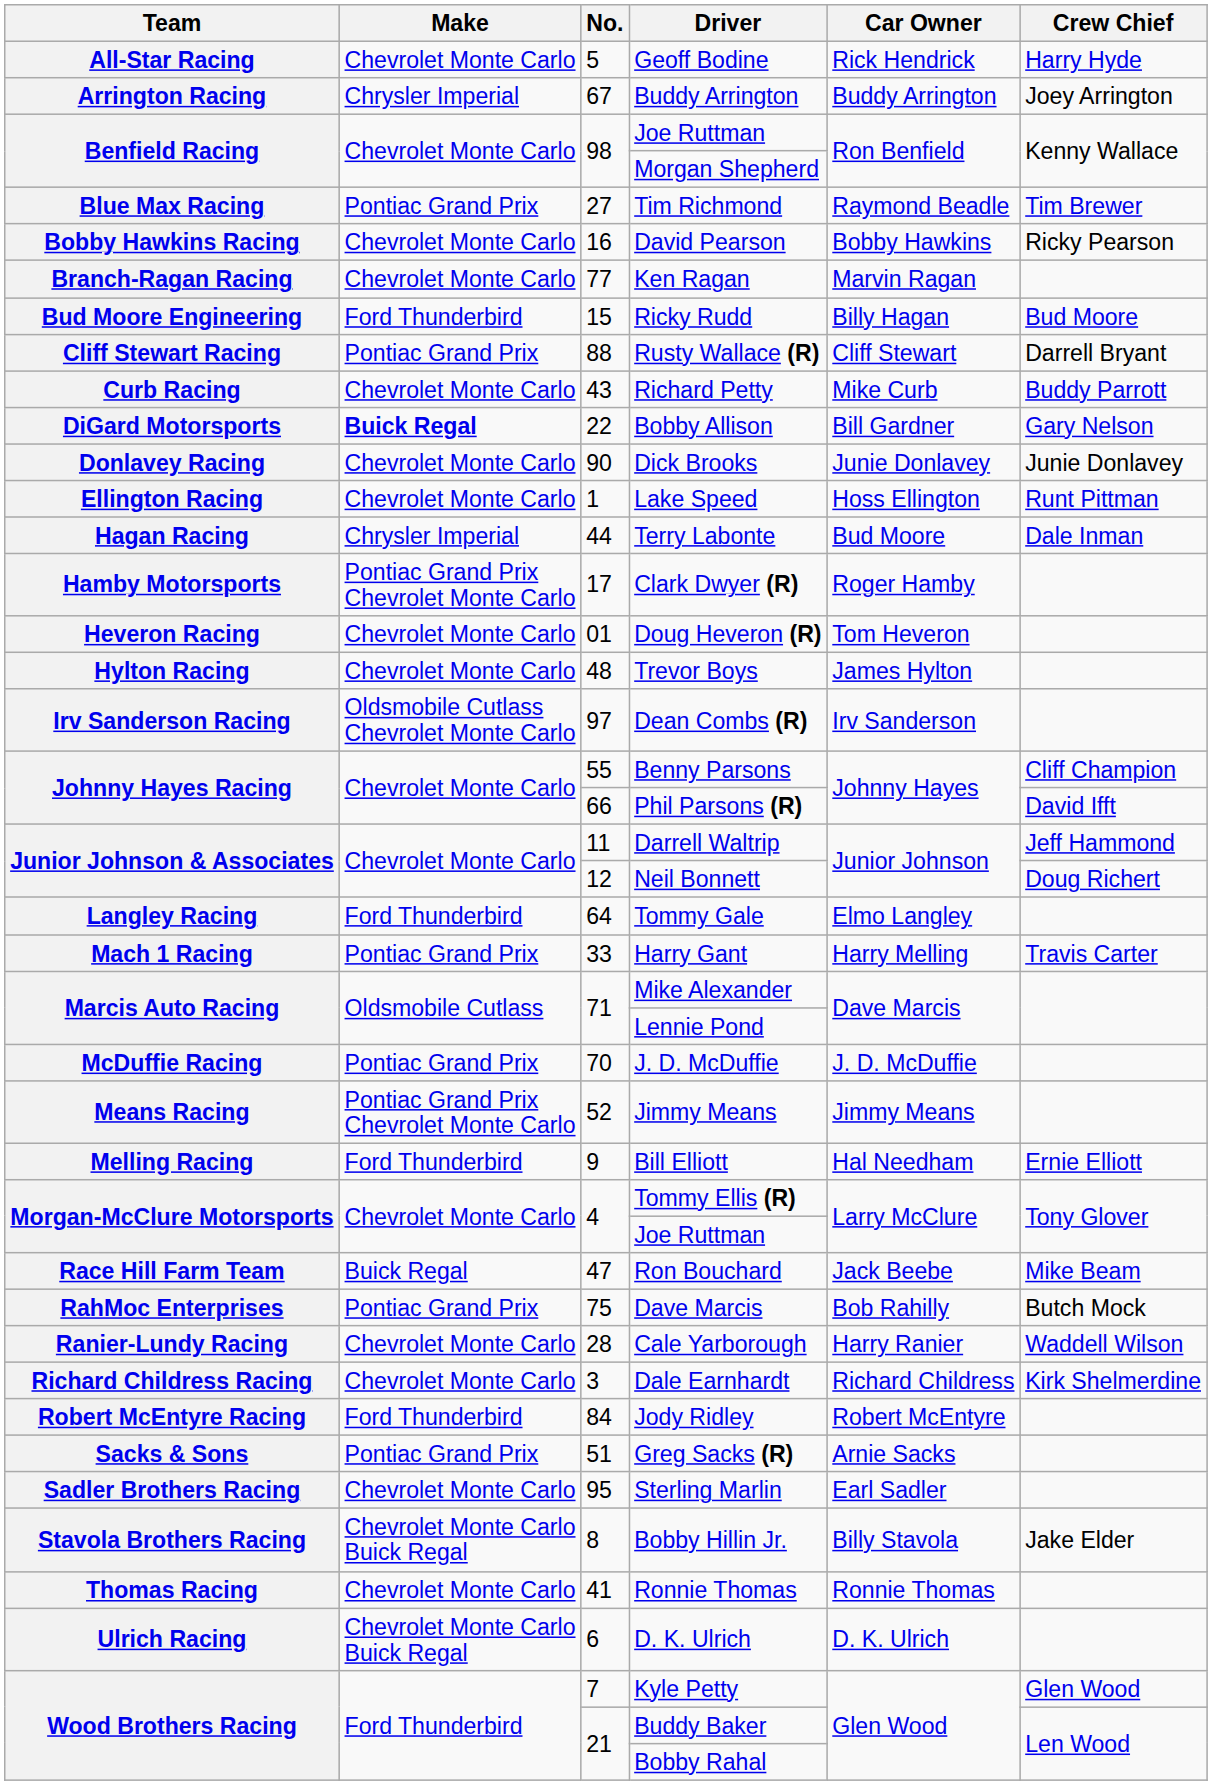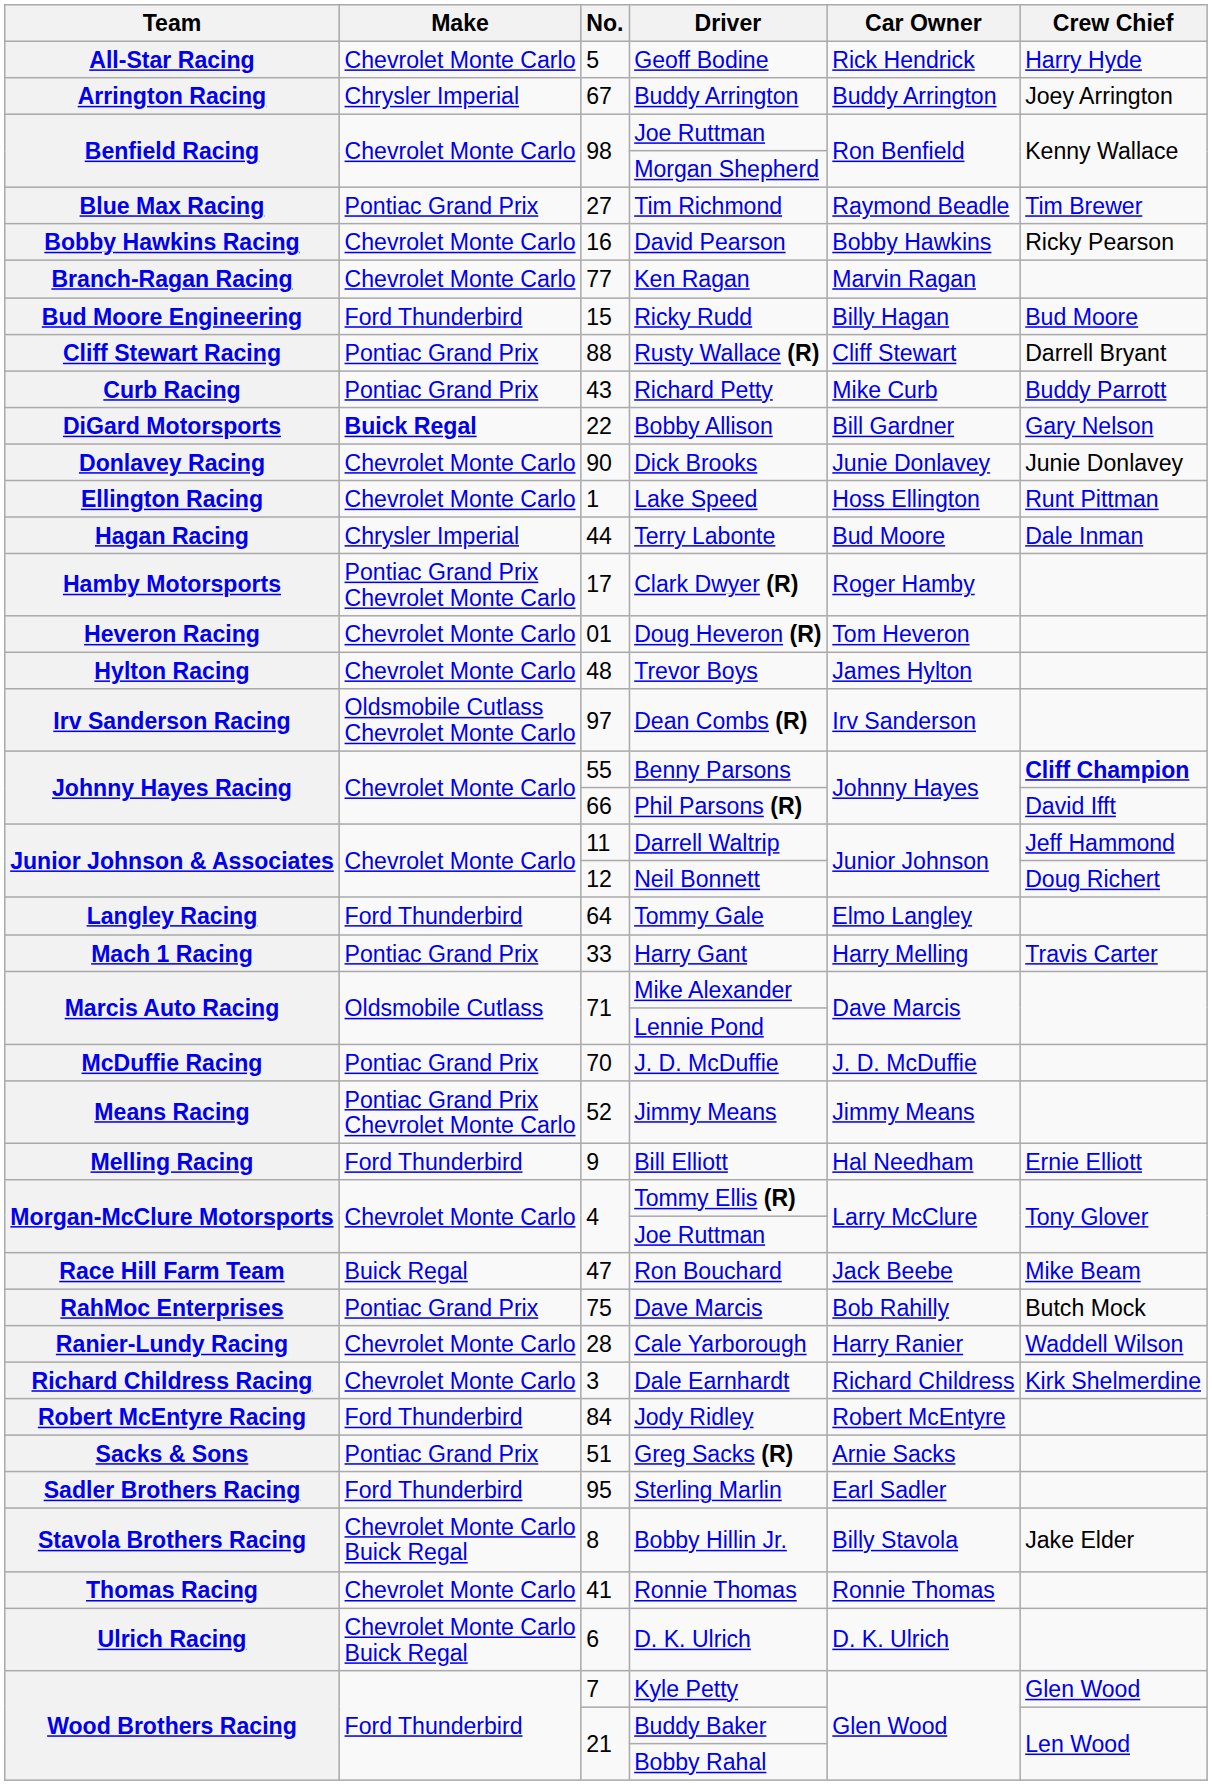(460, 389) Chevrolet Monte Carlo -> (441, 389) Pontiac Grand Prix
(1101, 770) normal -> (1107, 770) bold
(460, 1491) Chevrolet Monte Carlo -> (434, 1491) Ford Thunderbird
